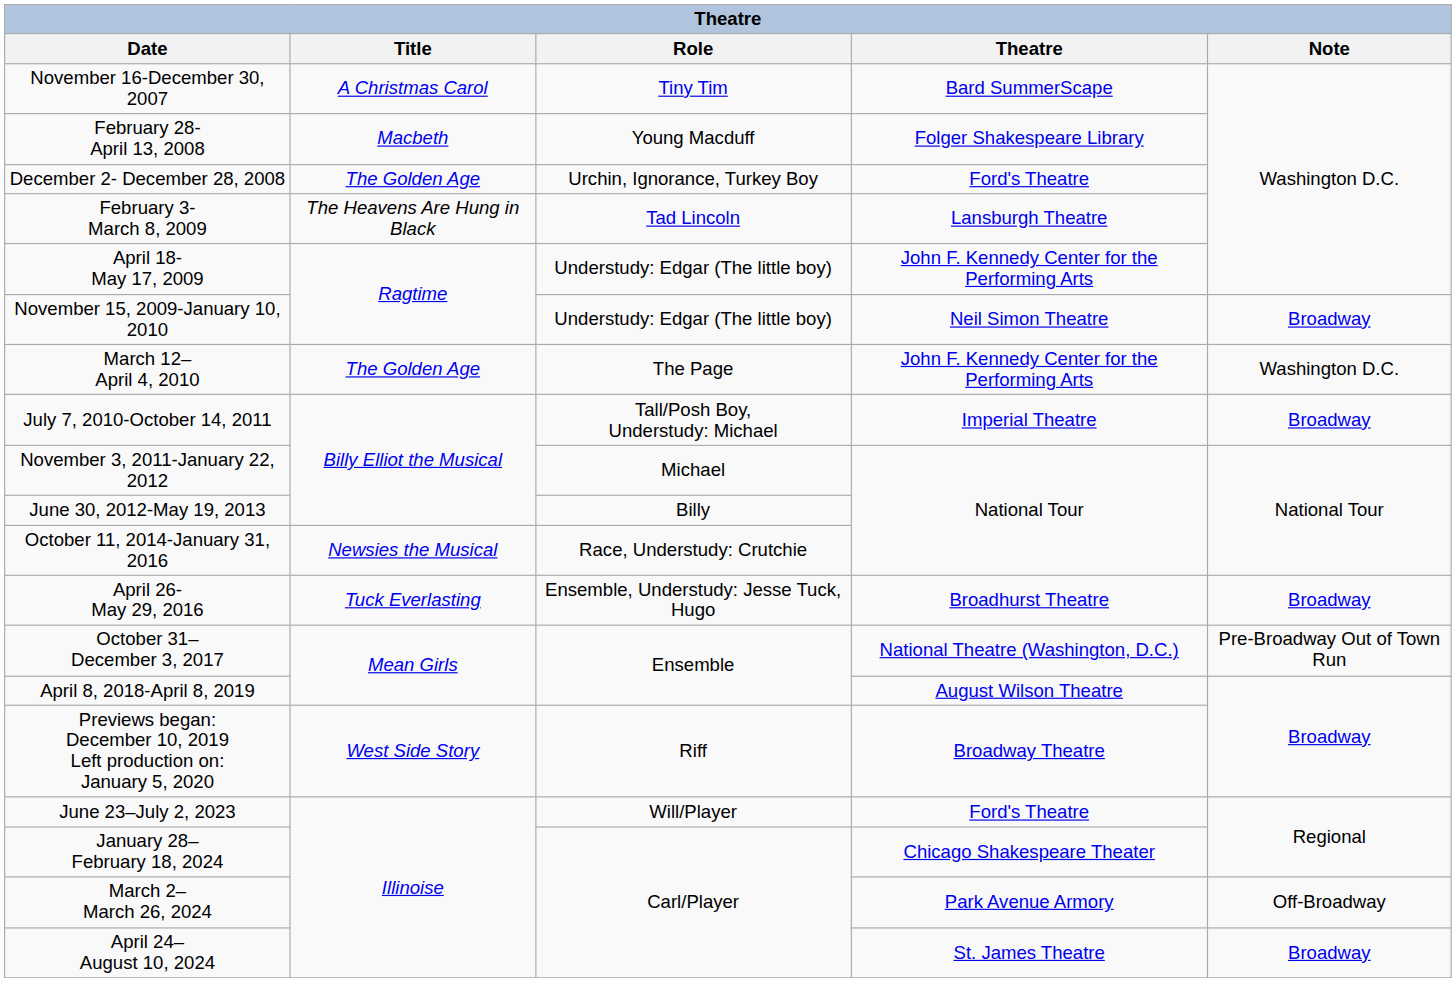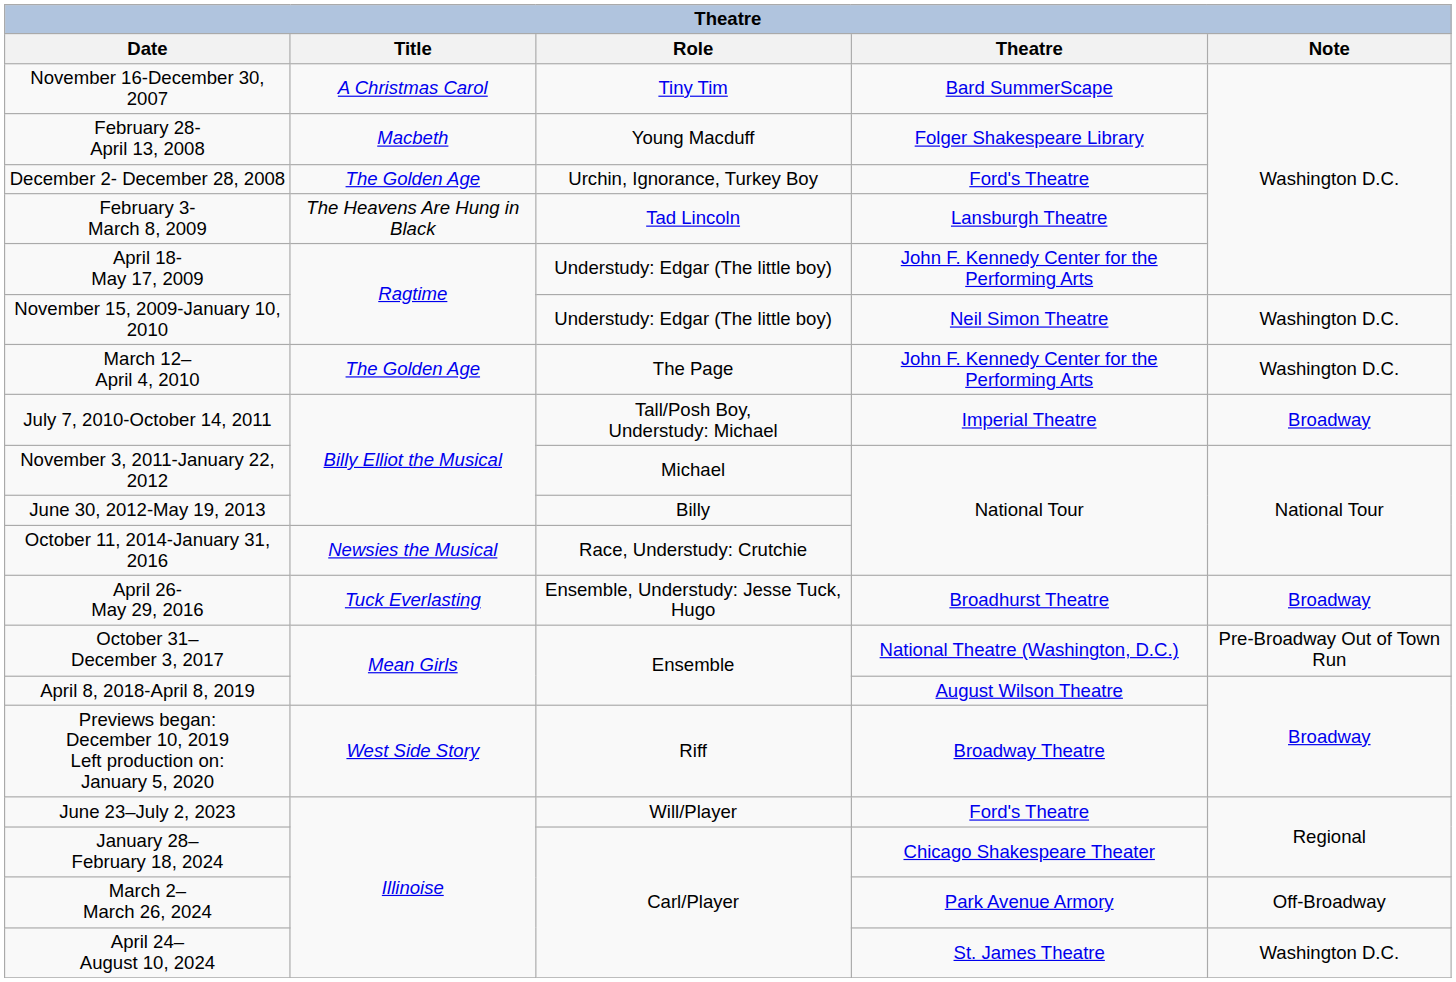(1329, 319) Broadway -> (1329, 319) Washington D.C.
(1329, 952) Broadway -> (1329, 952) Washington D.C.
